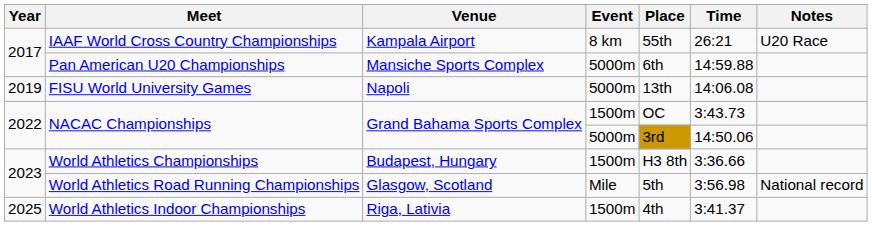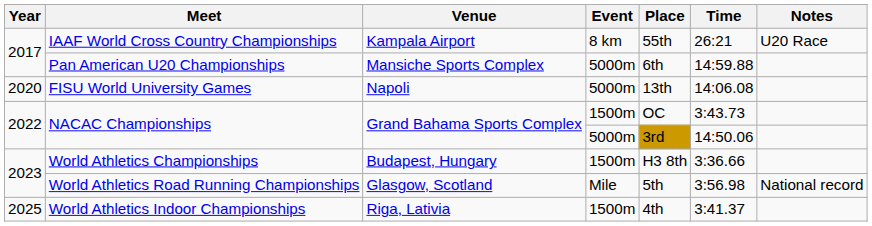(25, 88) 2019 -> (25, 88) 2020
